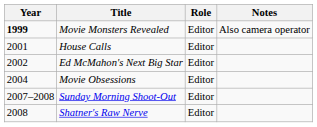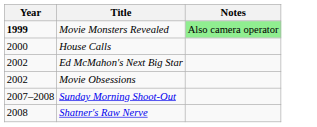- column: (201, 12)
(264, 29) no background -> (233, 29) lightgreen background
(17, 46) 2001 -> (17, 46) 2000
(17, 79) 2004 -> (17, 79) 2002
